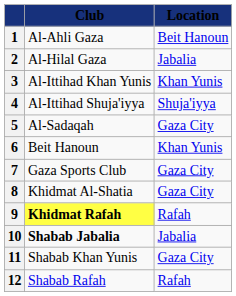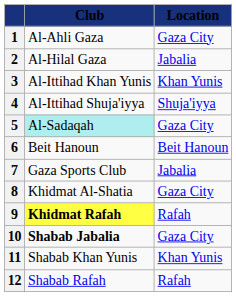(193, 37) Beit Hanoun -> (186, 37) Gaza City
(61, 125) no background -> (61, 125) paleturquoise background
(190, 147) Khan Yunis -> (193, 147) Beit Hanoun
(186, 170) Gaza City -> (177, 170) Jabalia
(177, 236) Jabalia -> (186, 236) Gaza City
(186, 258) Gaza City -> (190, 258) Khan Yunis
